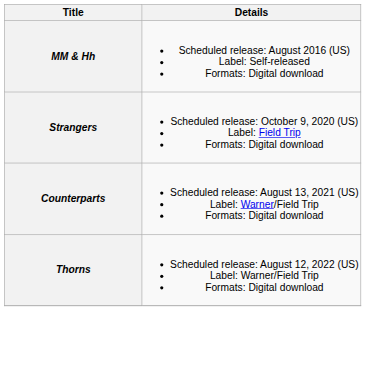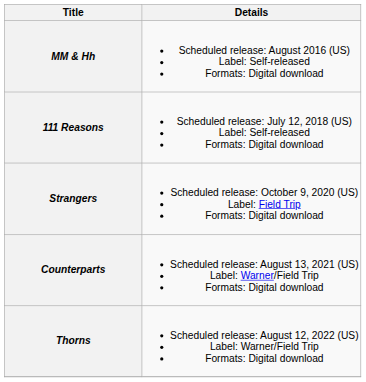+ row: (73, 127)
